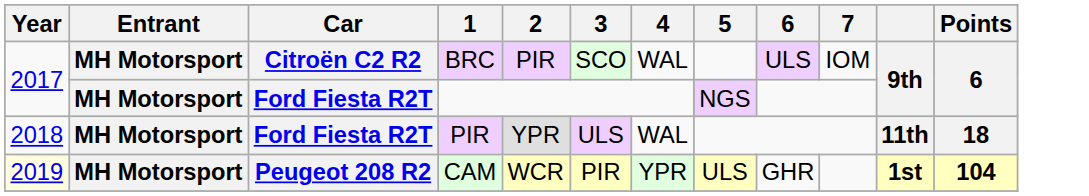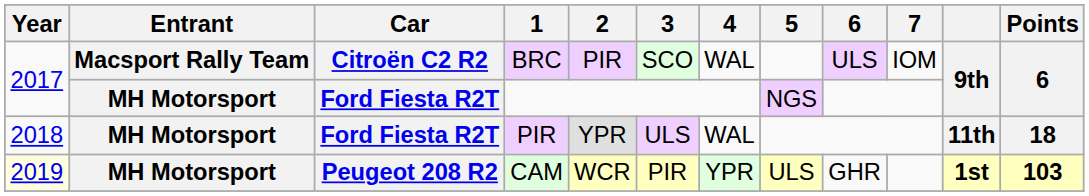(158, 60) MH Motorsport -> (192, 60) Macsport Rally Team
(976, 172) 104 -> (1043, 172) 103
